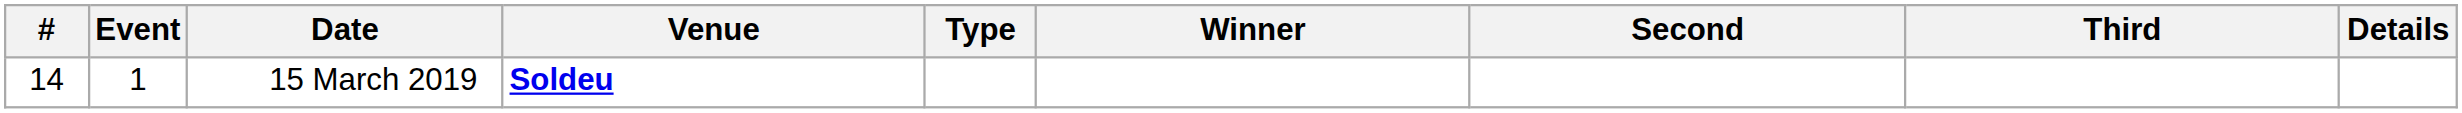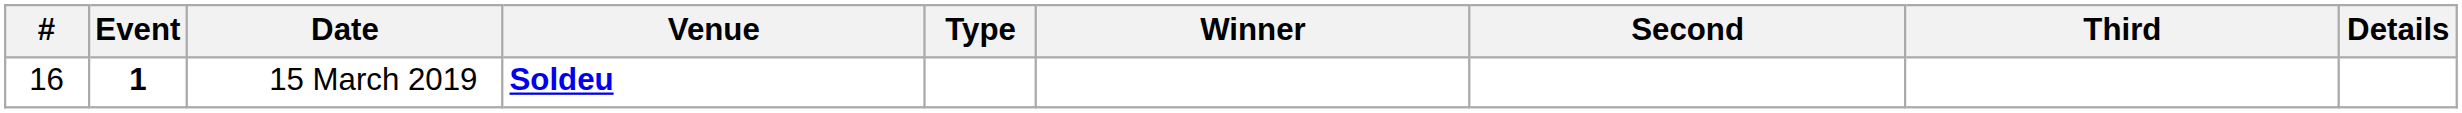(47, 80) 14 -> (47, 80) 16
(138, 80) normal -> (138, 80) bold
